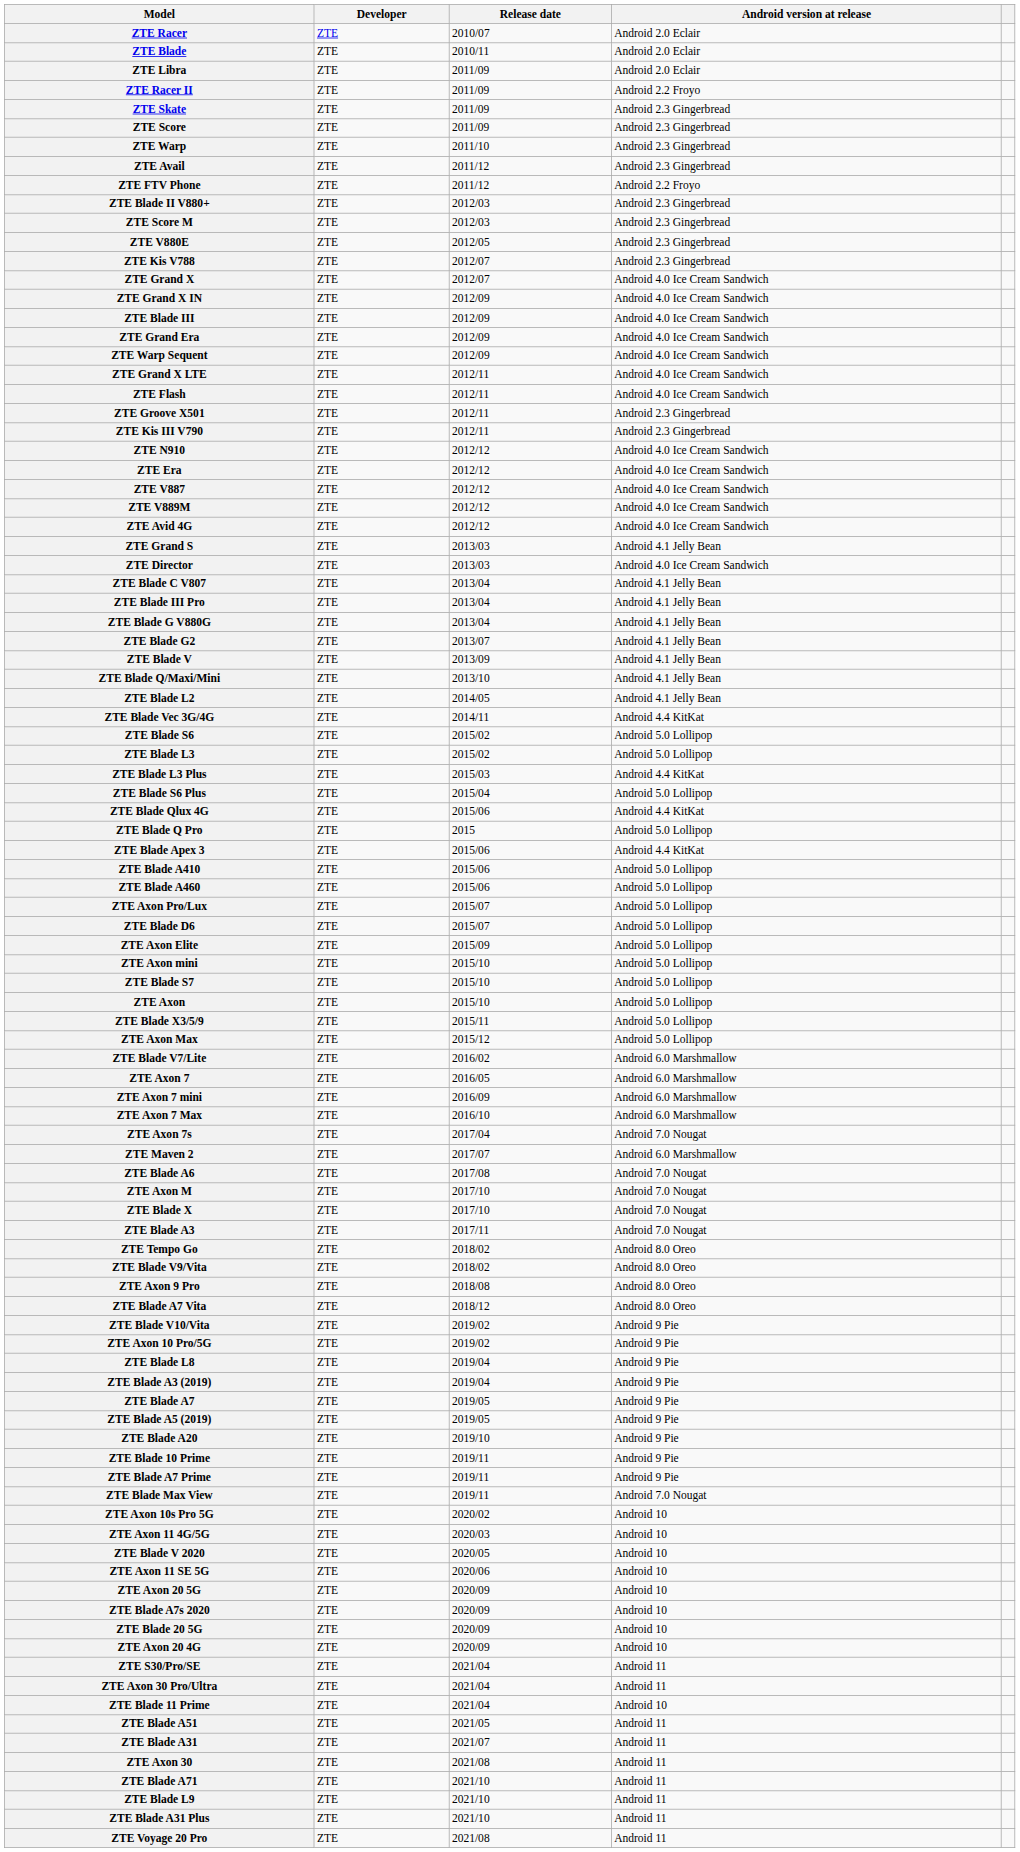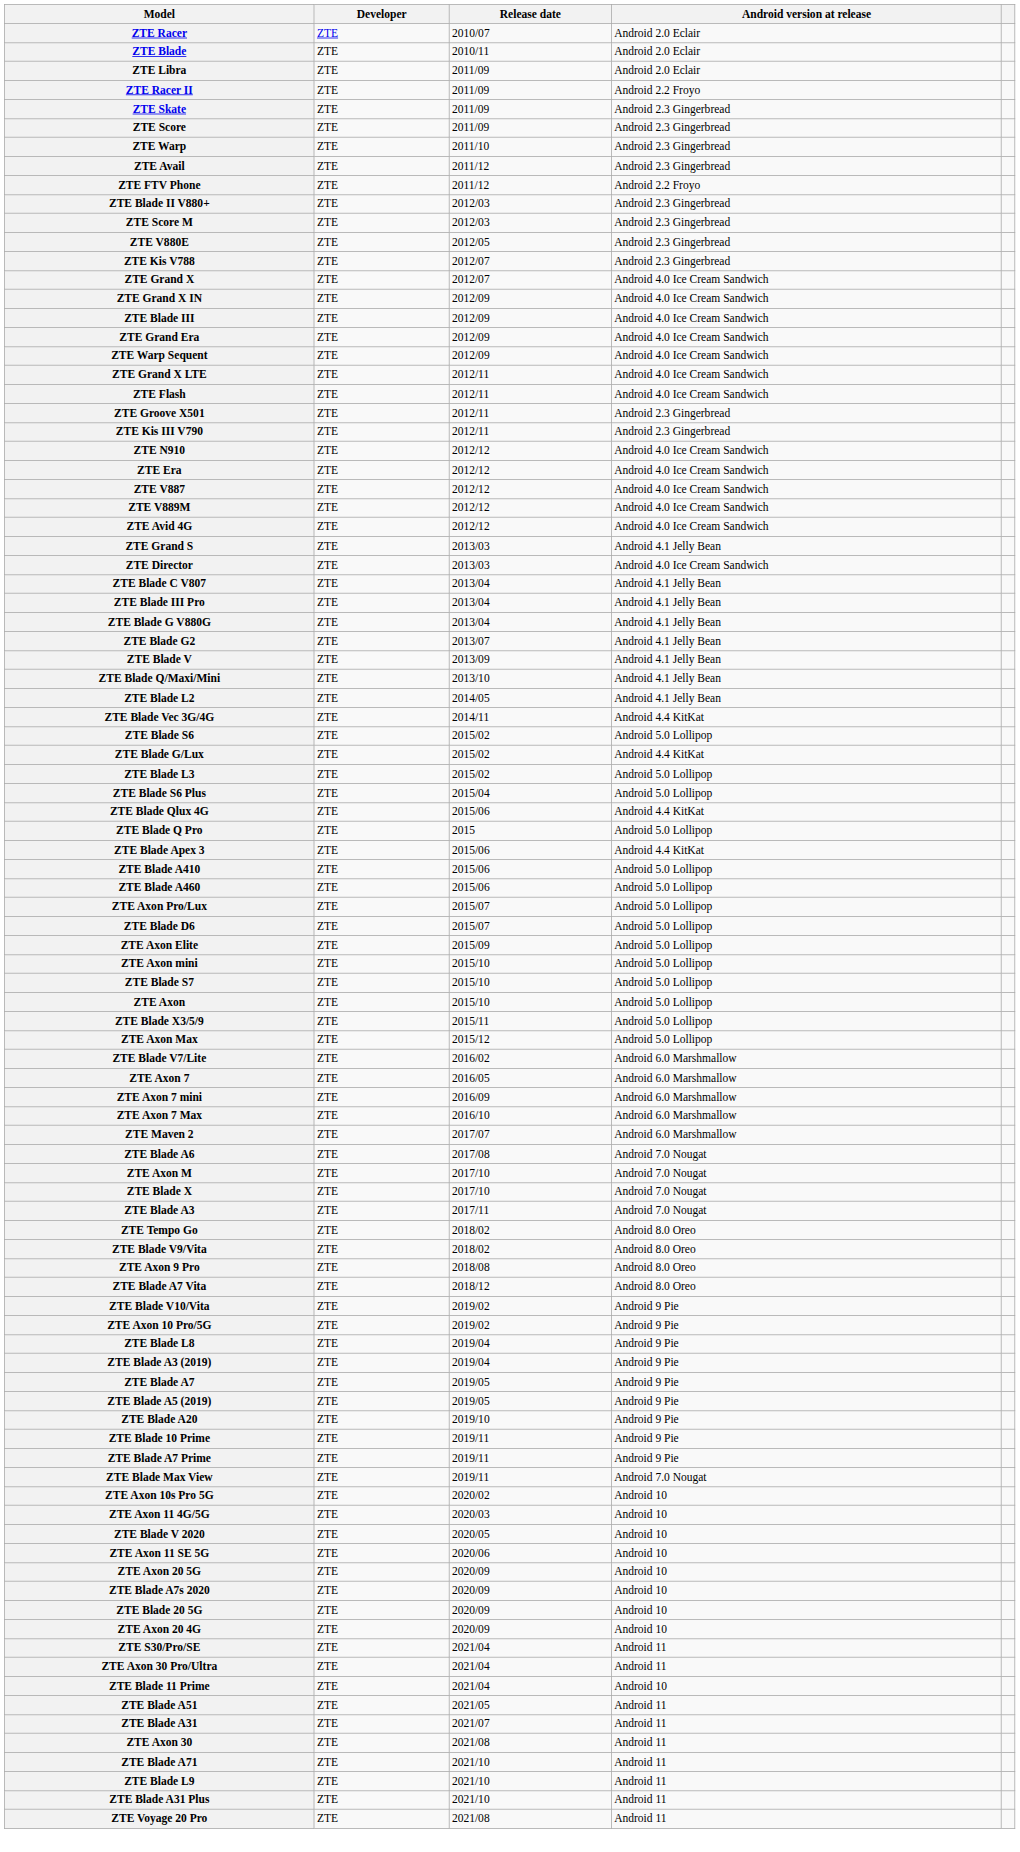+ row: (159, 755)
- row: (159, 774)
- row: (159, 1135)
